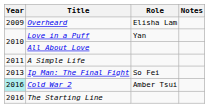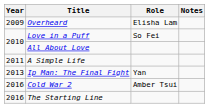(140, 35) Yan -> (146, 35) So Fei
(146, 72) So Fei -> (140, 72) Yan
(15, 84) paleturquoise background -> (15, 84) no background
